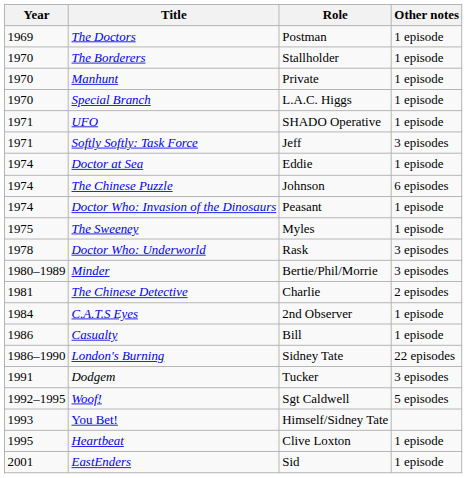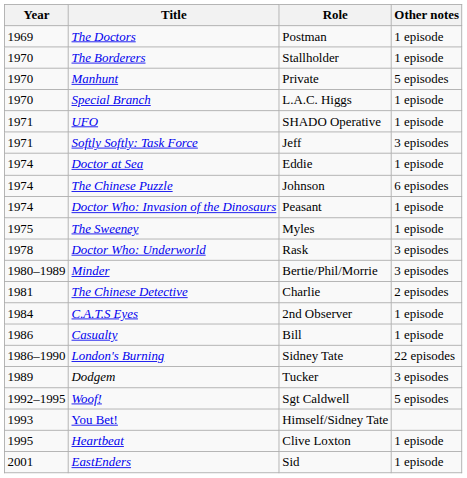(419, 79) 1 episode -> (421, 79) 5 episodes
(20, 377) 1991 -> (20, 377) 1989
